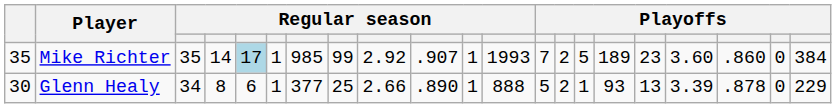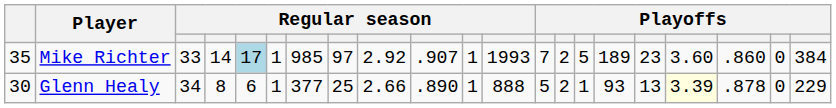(190, 58) 35 -> (190, 58) 33
(343, 58) 99 -> (343, 58) 97
(692, 88) no background -> (692, 88) lightyellow background
